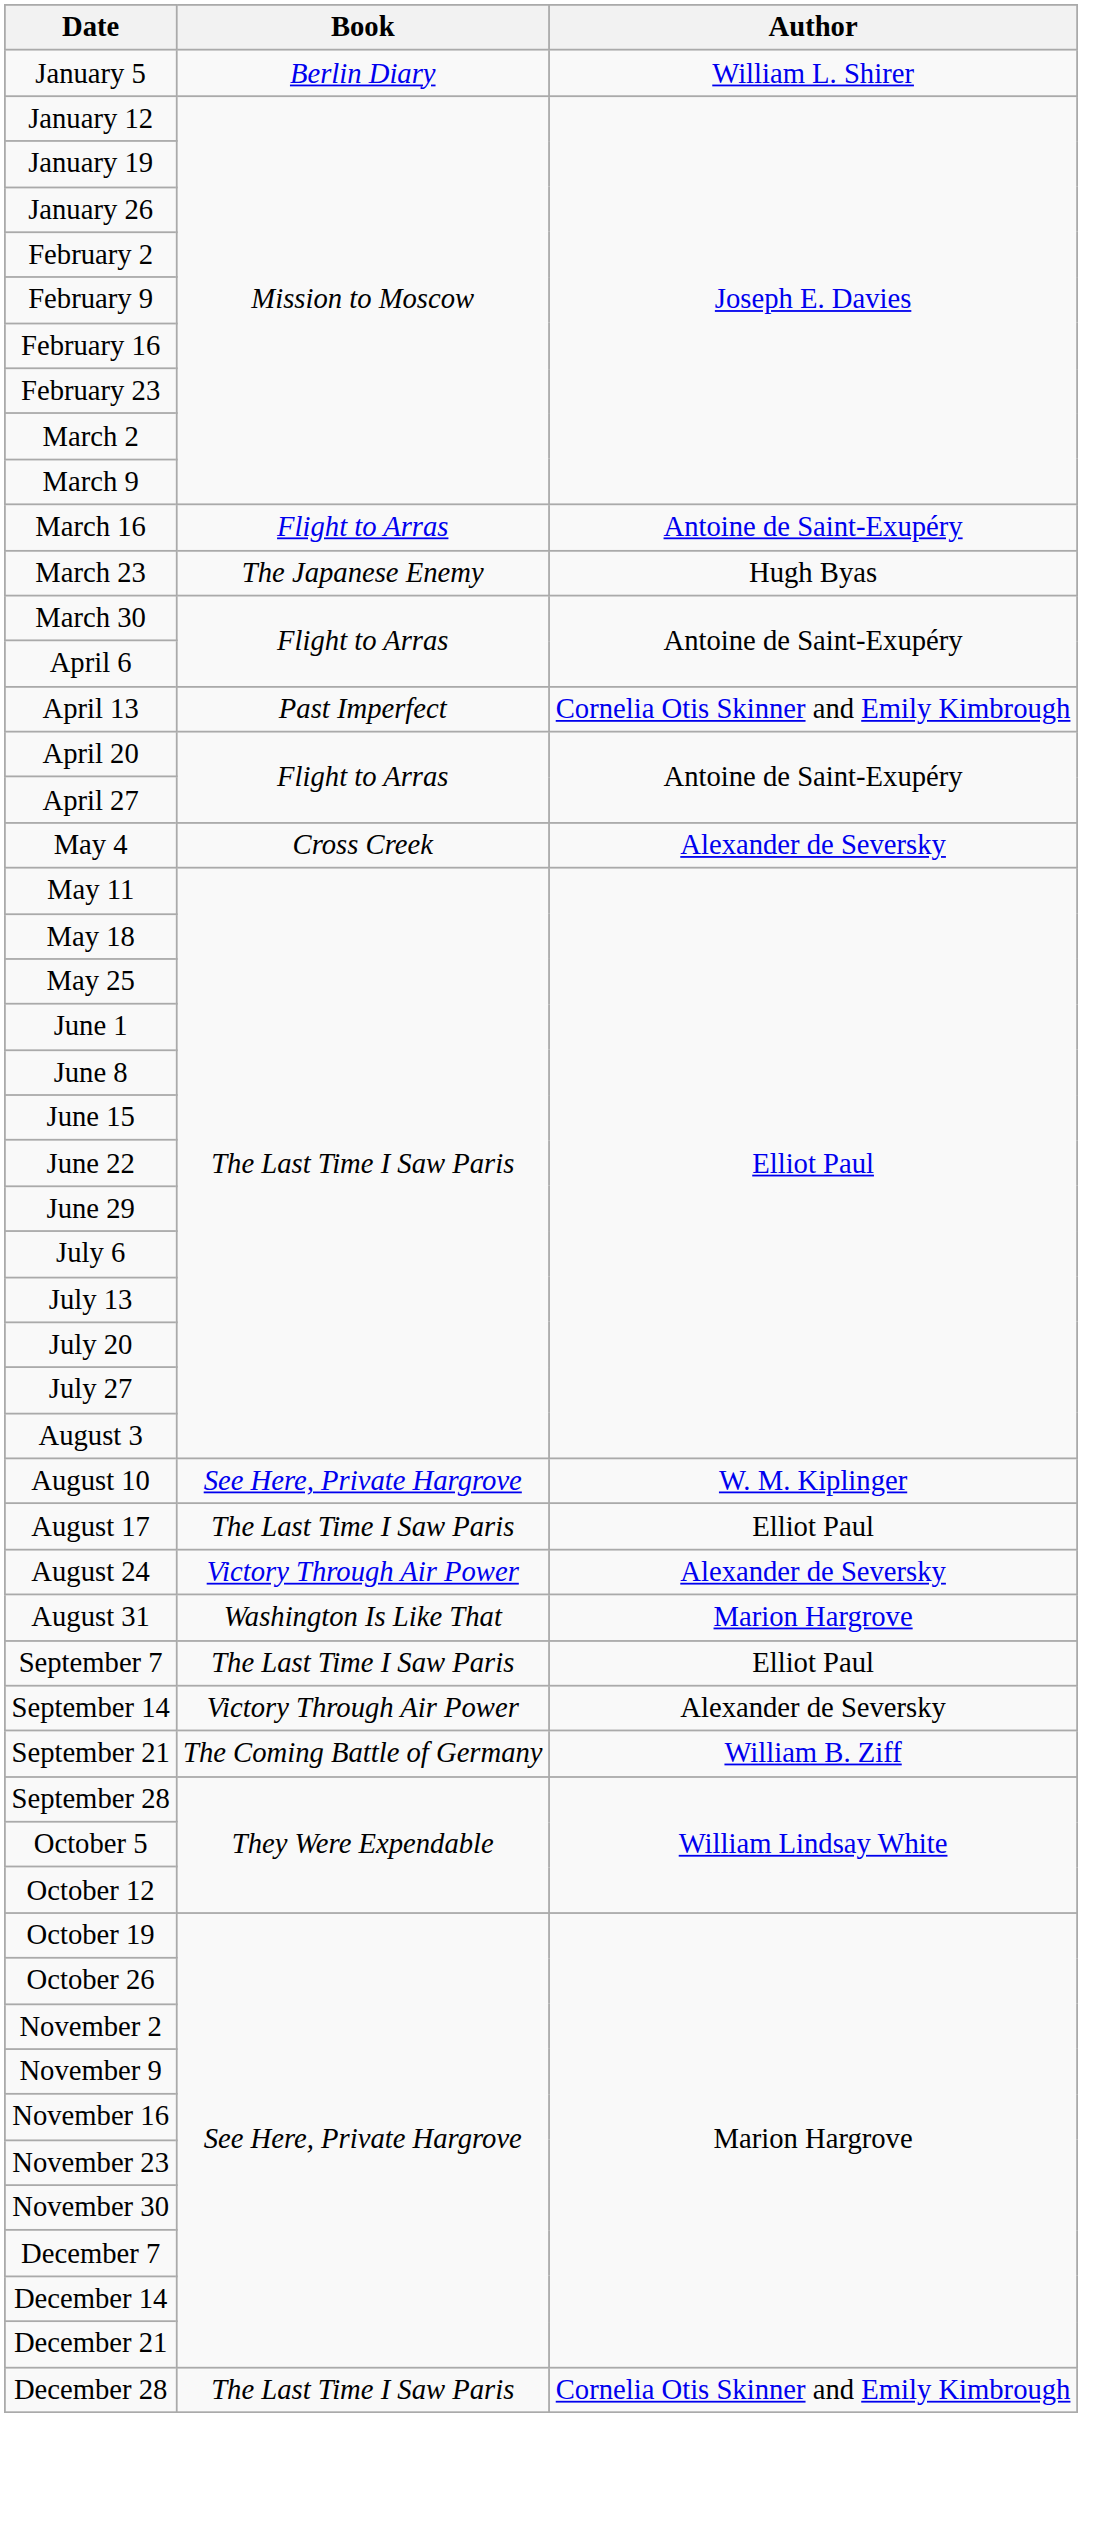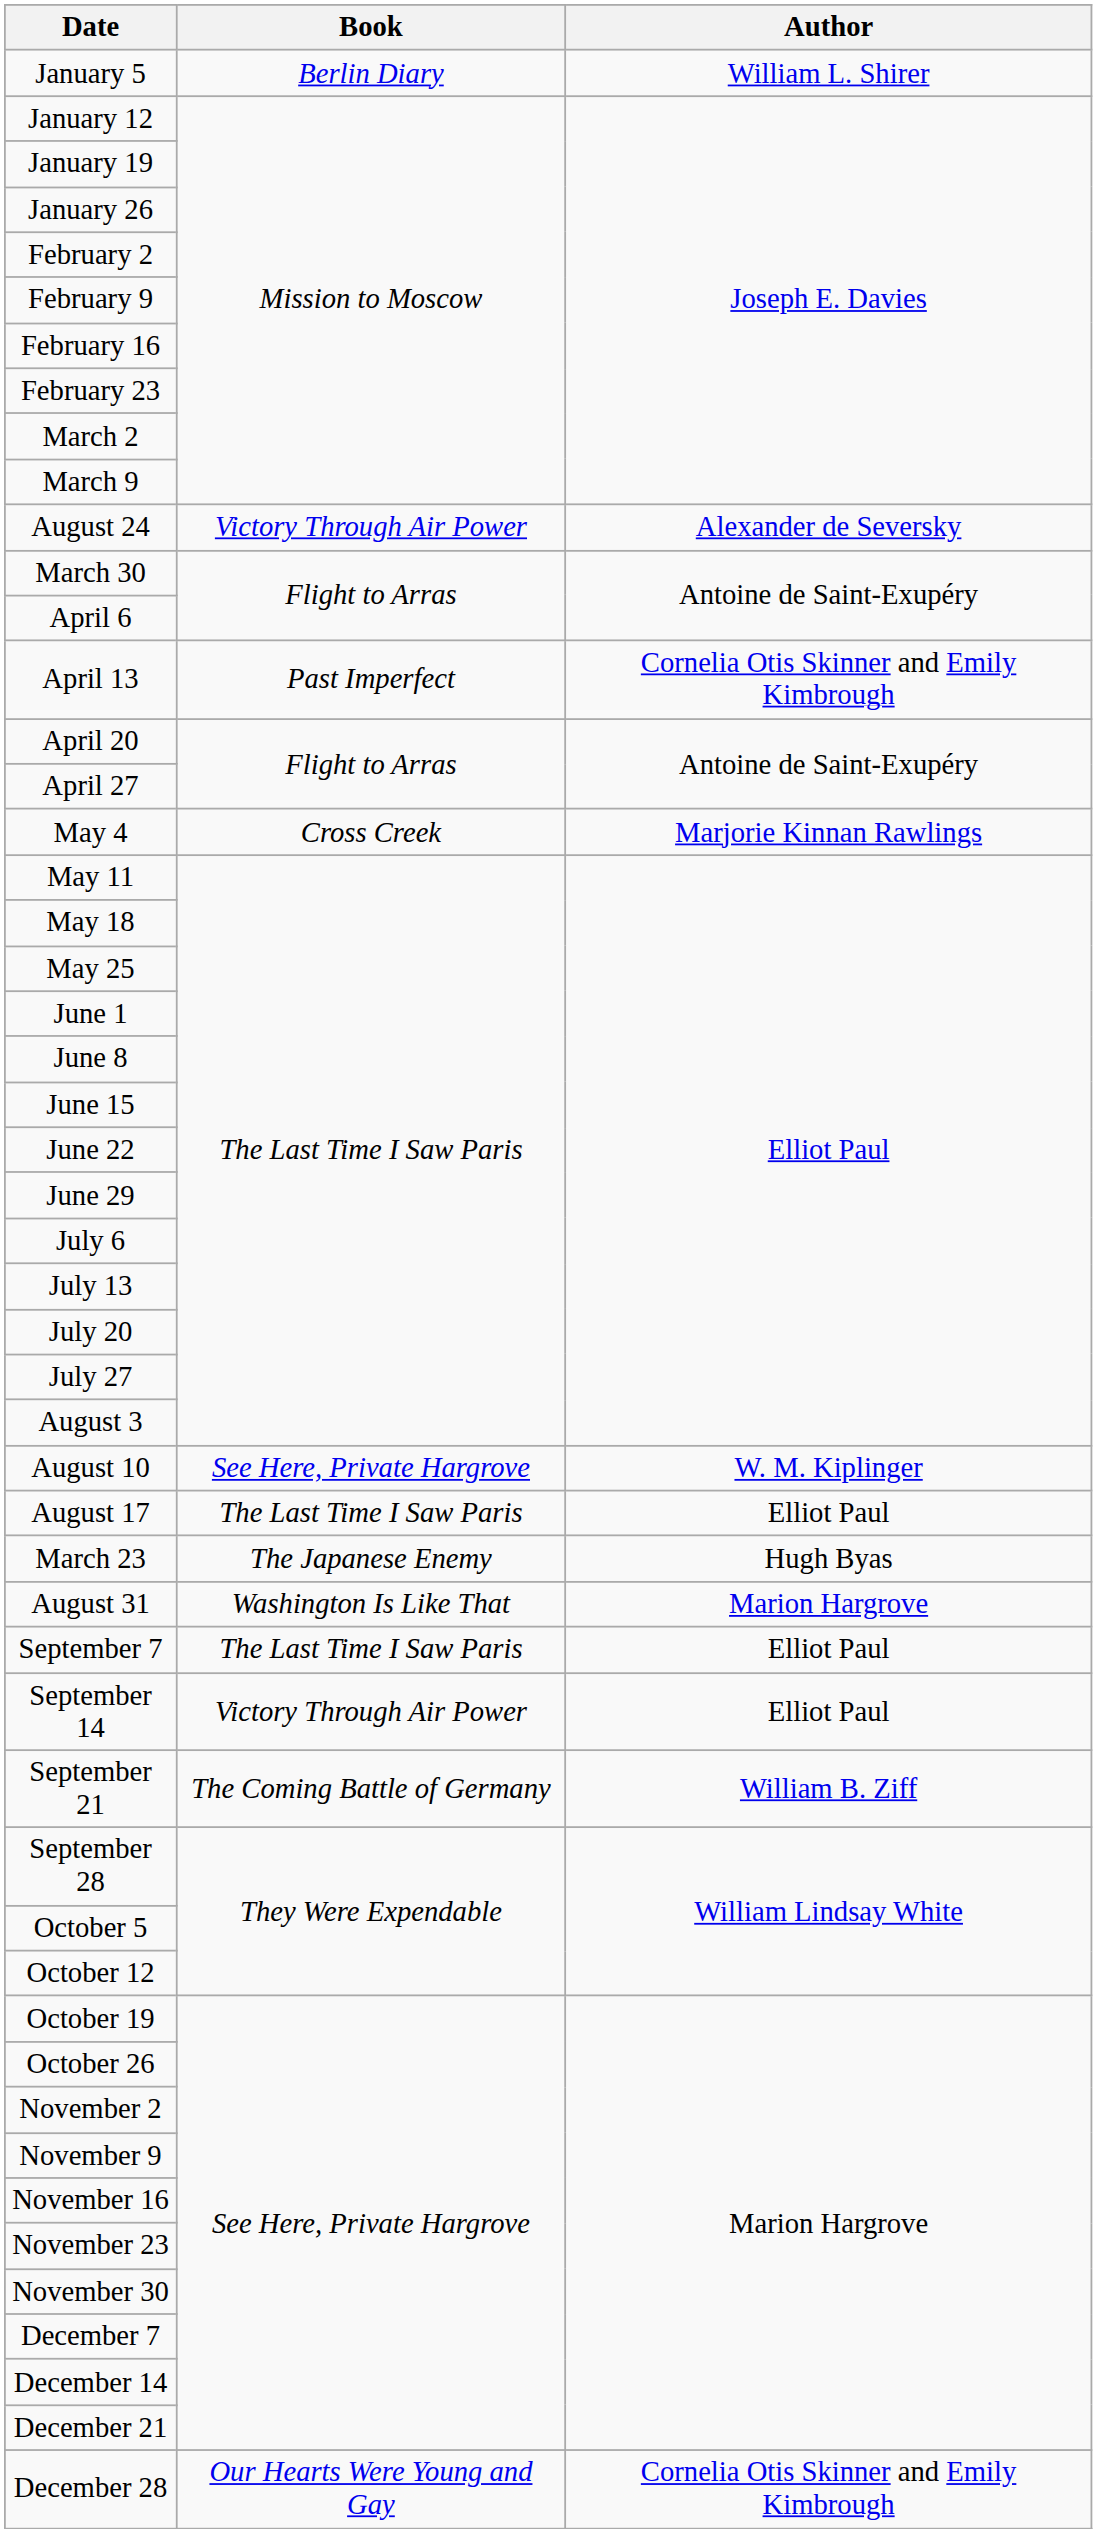- row: (91, 526)
rows swapped: (91, 572) <-> (91, 1571)
(813, 844) Alexander de Seversky -> (829, 831) Marjorie Kinnan Rawlings
(813, 1707) Alexander de Seversky -> (829, 1710) Elliot Paul
(363, 2389) The Last Time I Saw Paris -> (371, 2488) Our Hearts Were Young and Gay
